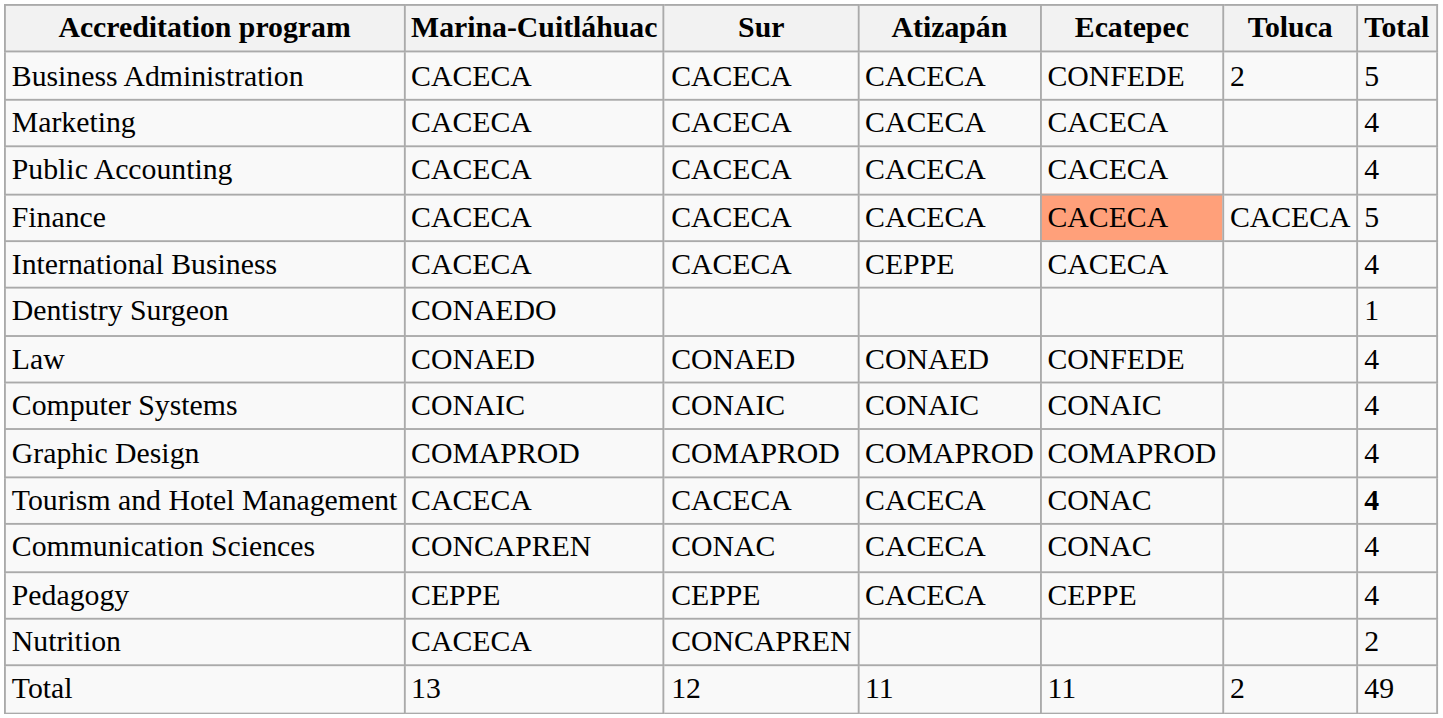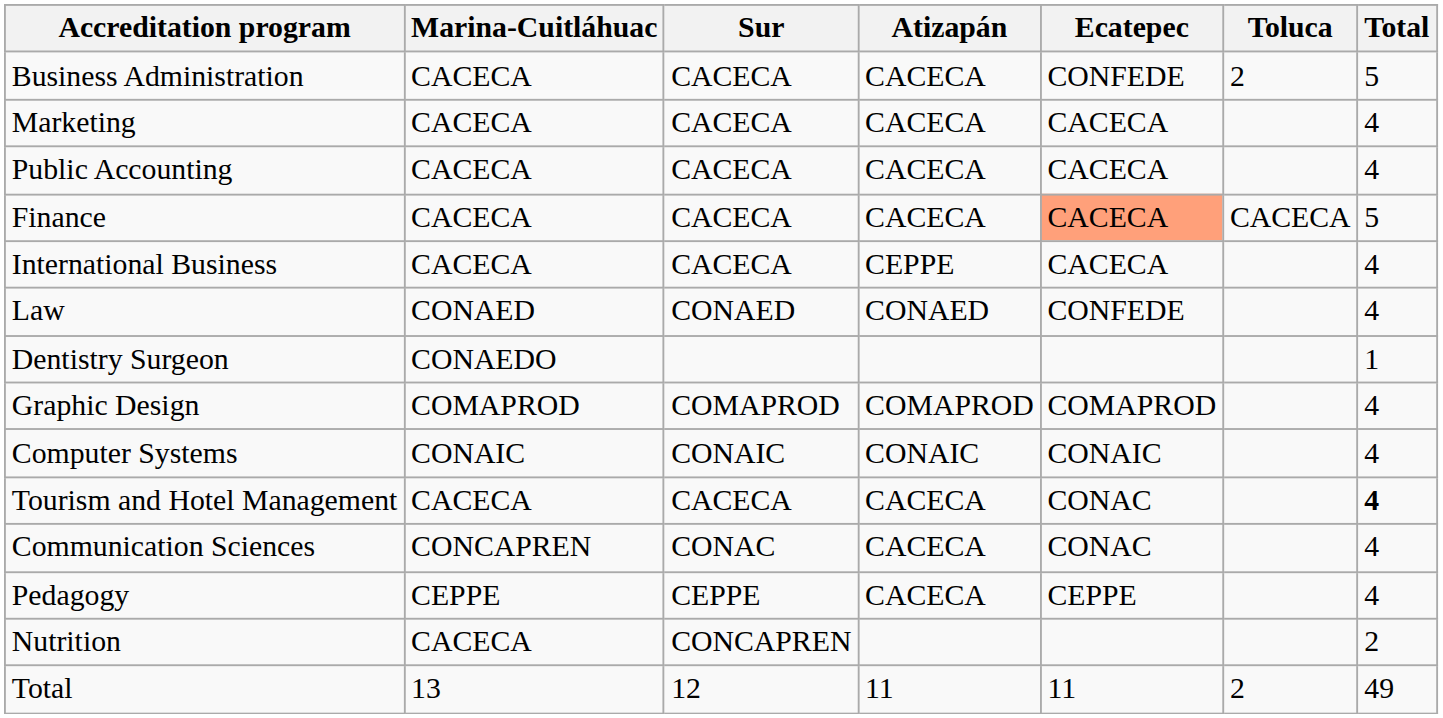rows swapped: (120, 311) <-> (38, 358)
rows swapped: (106, 452) <-> (125, 405)
